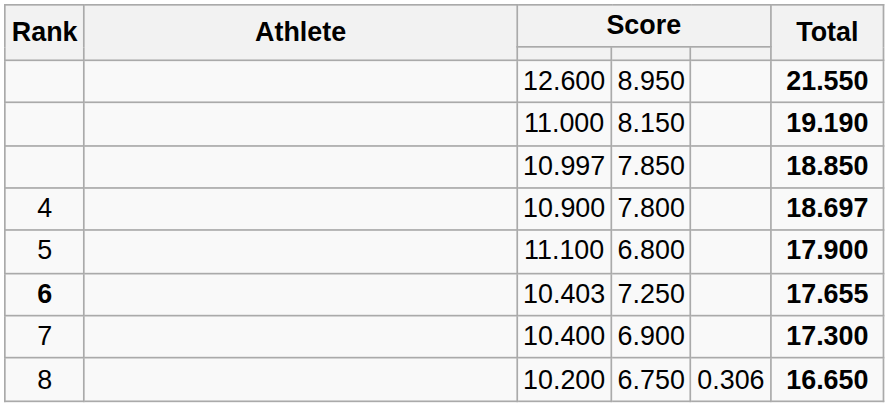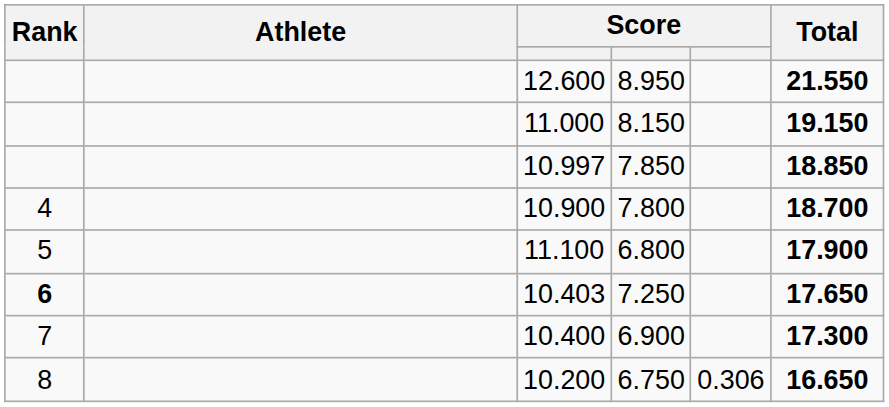(827, 123) 19.190 -> (827, 123) 19.150
(827, 208) 18.697 -> (827, 208) 18.700
(827, 293) 17.655 -> (827, 293) 17.650
